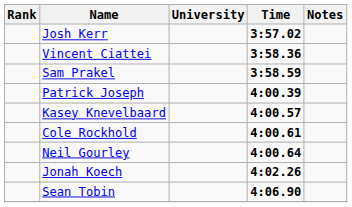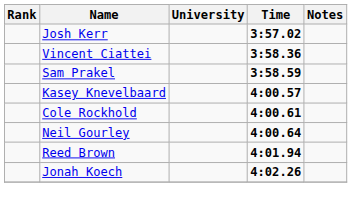- row: (93, 93)
+ row: (79, 152)
- row: (79, 192)
